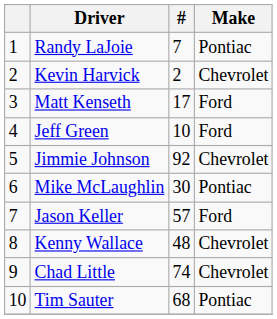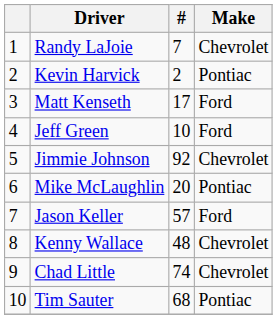(225, 46) Pontiac -> (233, 46) Chevrolet
(233, 74) Chevrolet -> (225, 74) Pontiac
(181, 187) 30 -> (181, 187) 20
